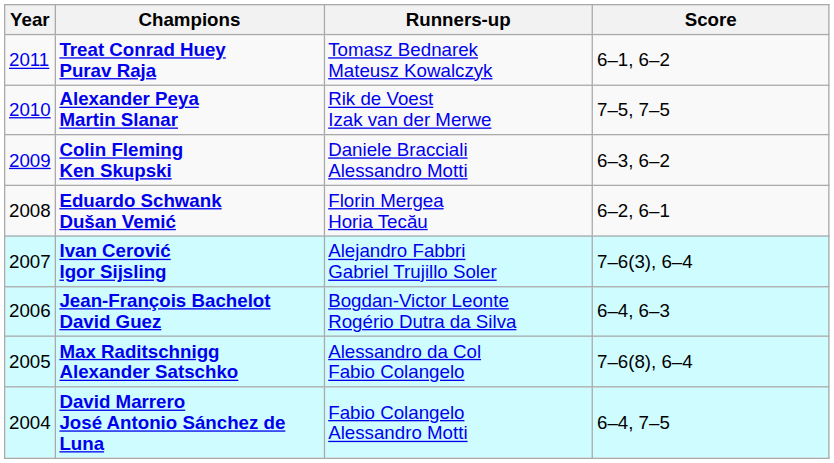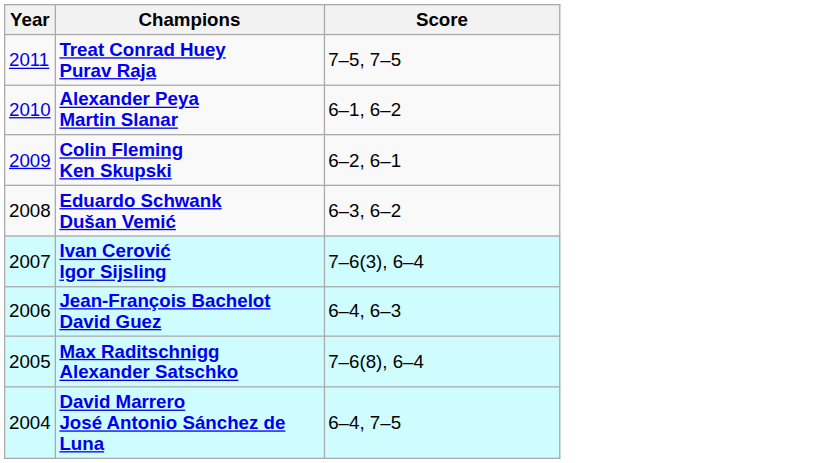- column: (458, 20)
(633, 60) 6–1, 6–2 -> (365, 60) 7–5, 7–5
(633, 110) 7–5, 7–5 -> (365, 110) 6–1, 6–2
(633, 161) 6–3, 6–2 -> (365, 161) 6–2, 6–1
(633, 211) 6–2, 6–1 -> (365, 211) 6–3, 6–2
